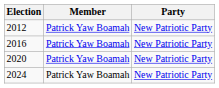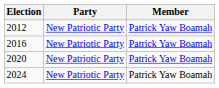columns swapped: (88, 12) <-> (173, 12)
